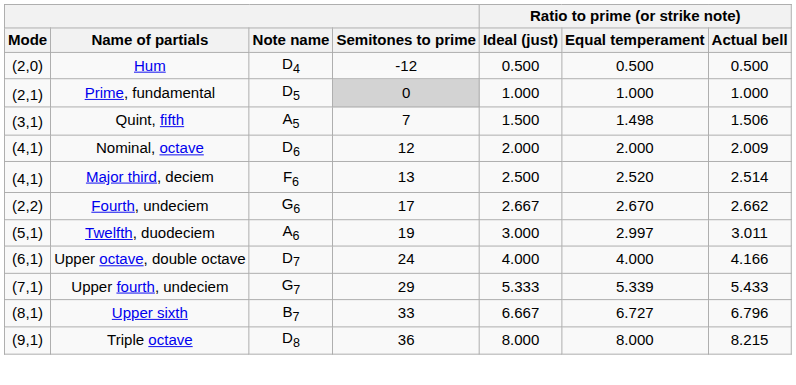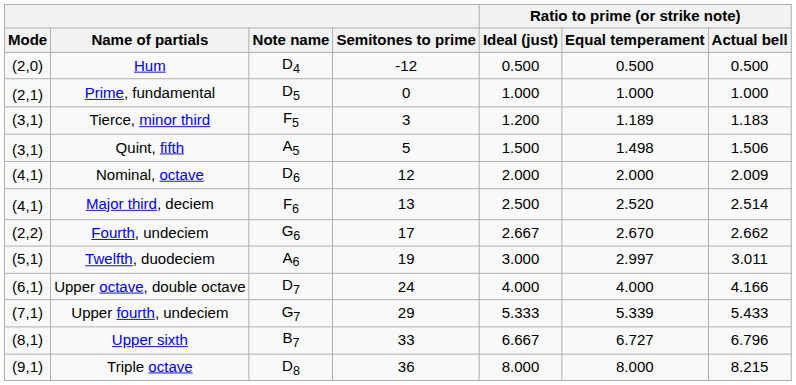(406, 93) lightgrey background -> (406, 93) no background
+ row: (150, 120)
(406, 120) 7 -> (406, 147) 5
